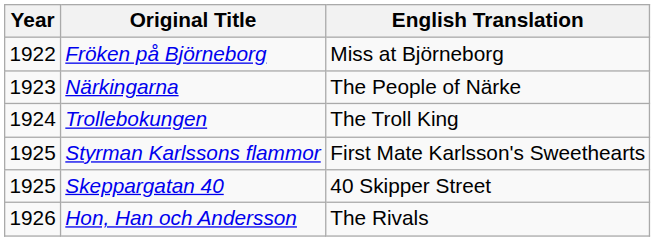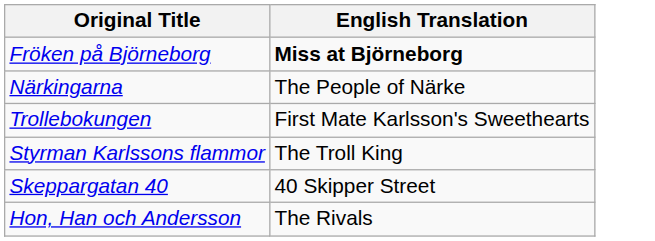- column: (33, 20)
(417, 53) normal -> (369, 53) bold
(395, 119) The Troll King -> (432, 119) First Mate Karlsson's Sweethearts
(488, 152) First Mate Karlsson's Sweethearts -> (339, 152) The Troll King
